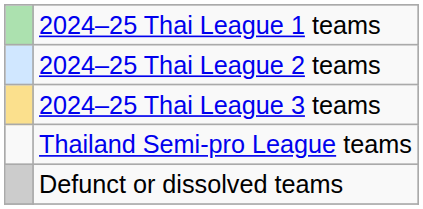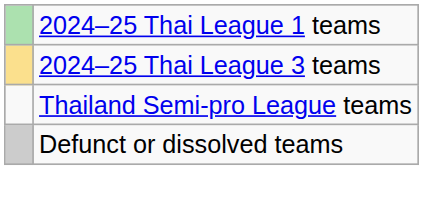- row: (210, 65)
